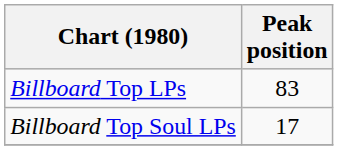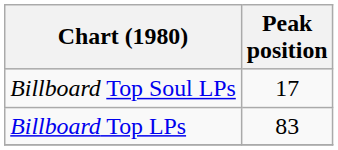rows swapped: (98, 88) <-> (123, 125)
